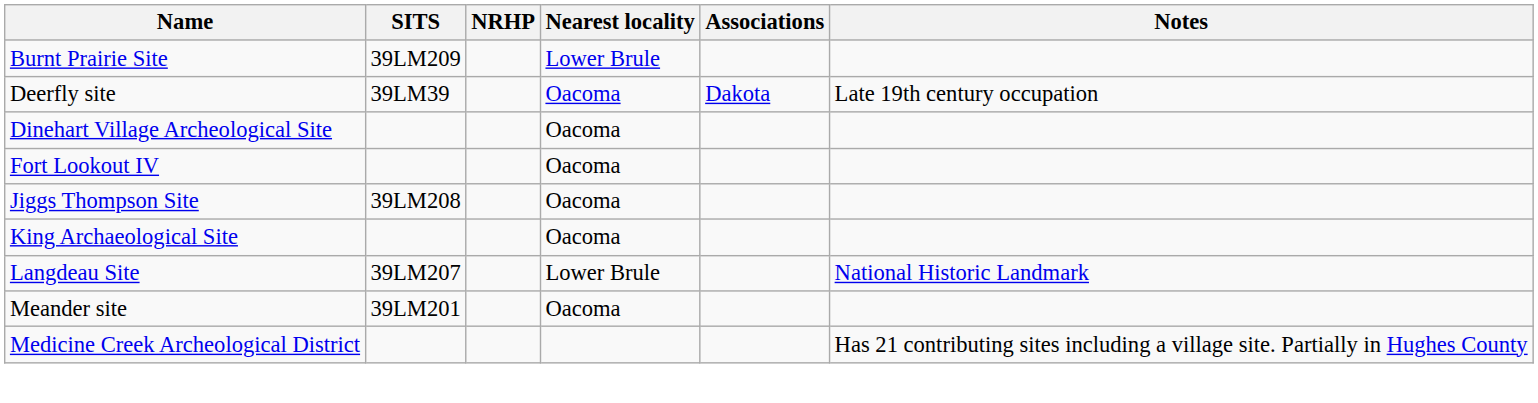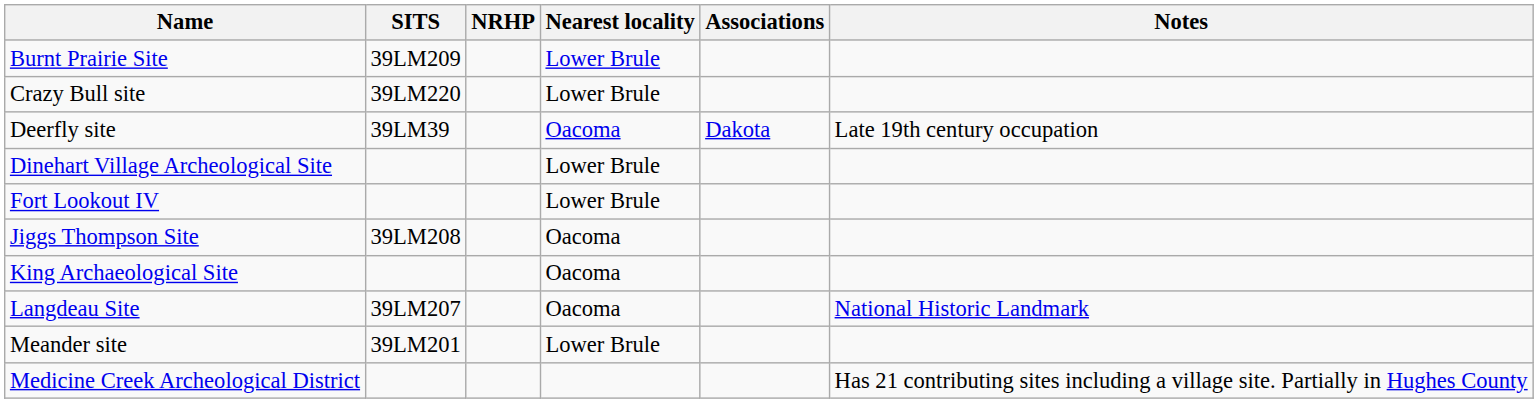+ row: (78, 93)
(583, 129) Oacoma -> (603, 165) Lower Brule
(583, 165) Oacoma -> (603, 201) Lower Brule
(603, 272) Lower Brule -> (583, 308) Oacoma
(583, 308) Oacoma -> (603, 344) Lower Brule
